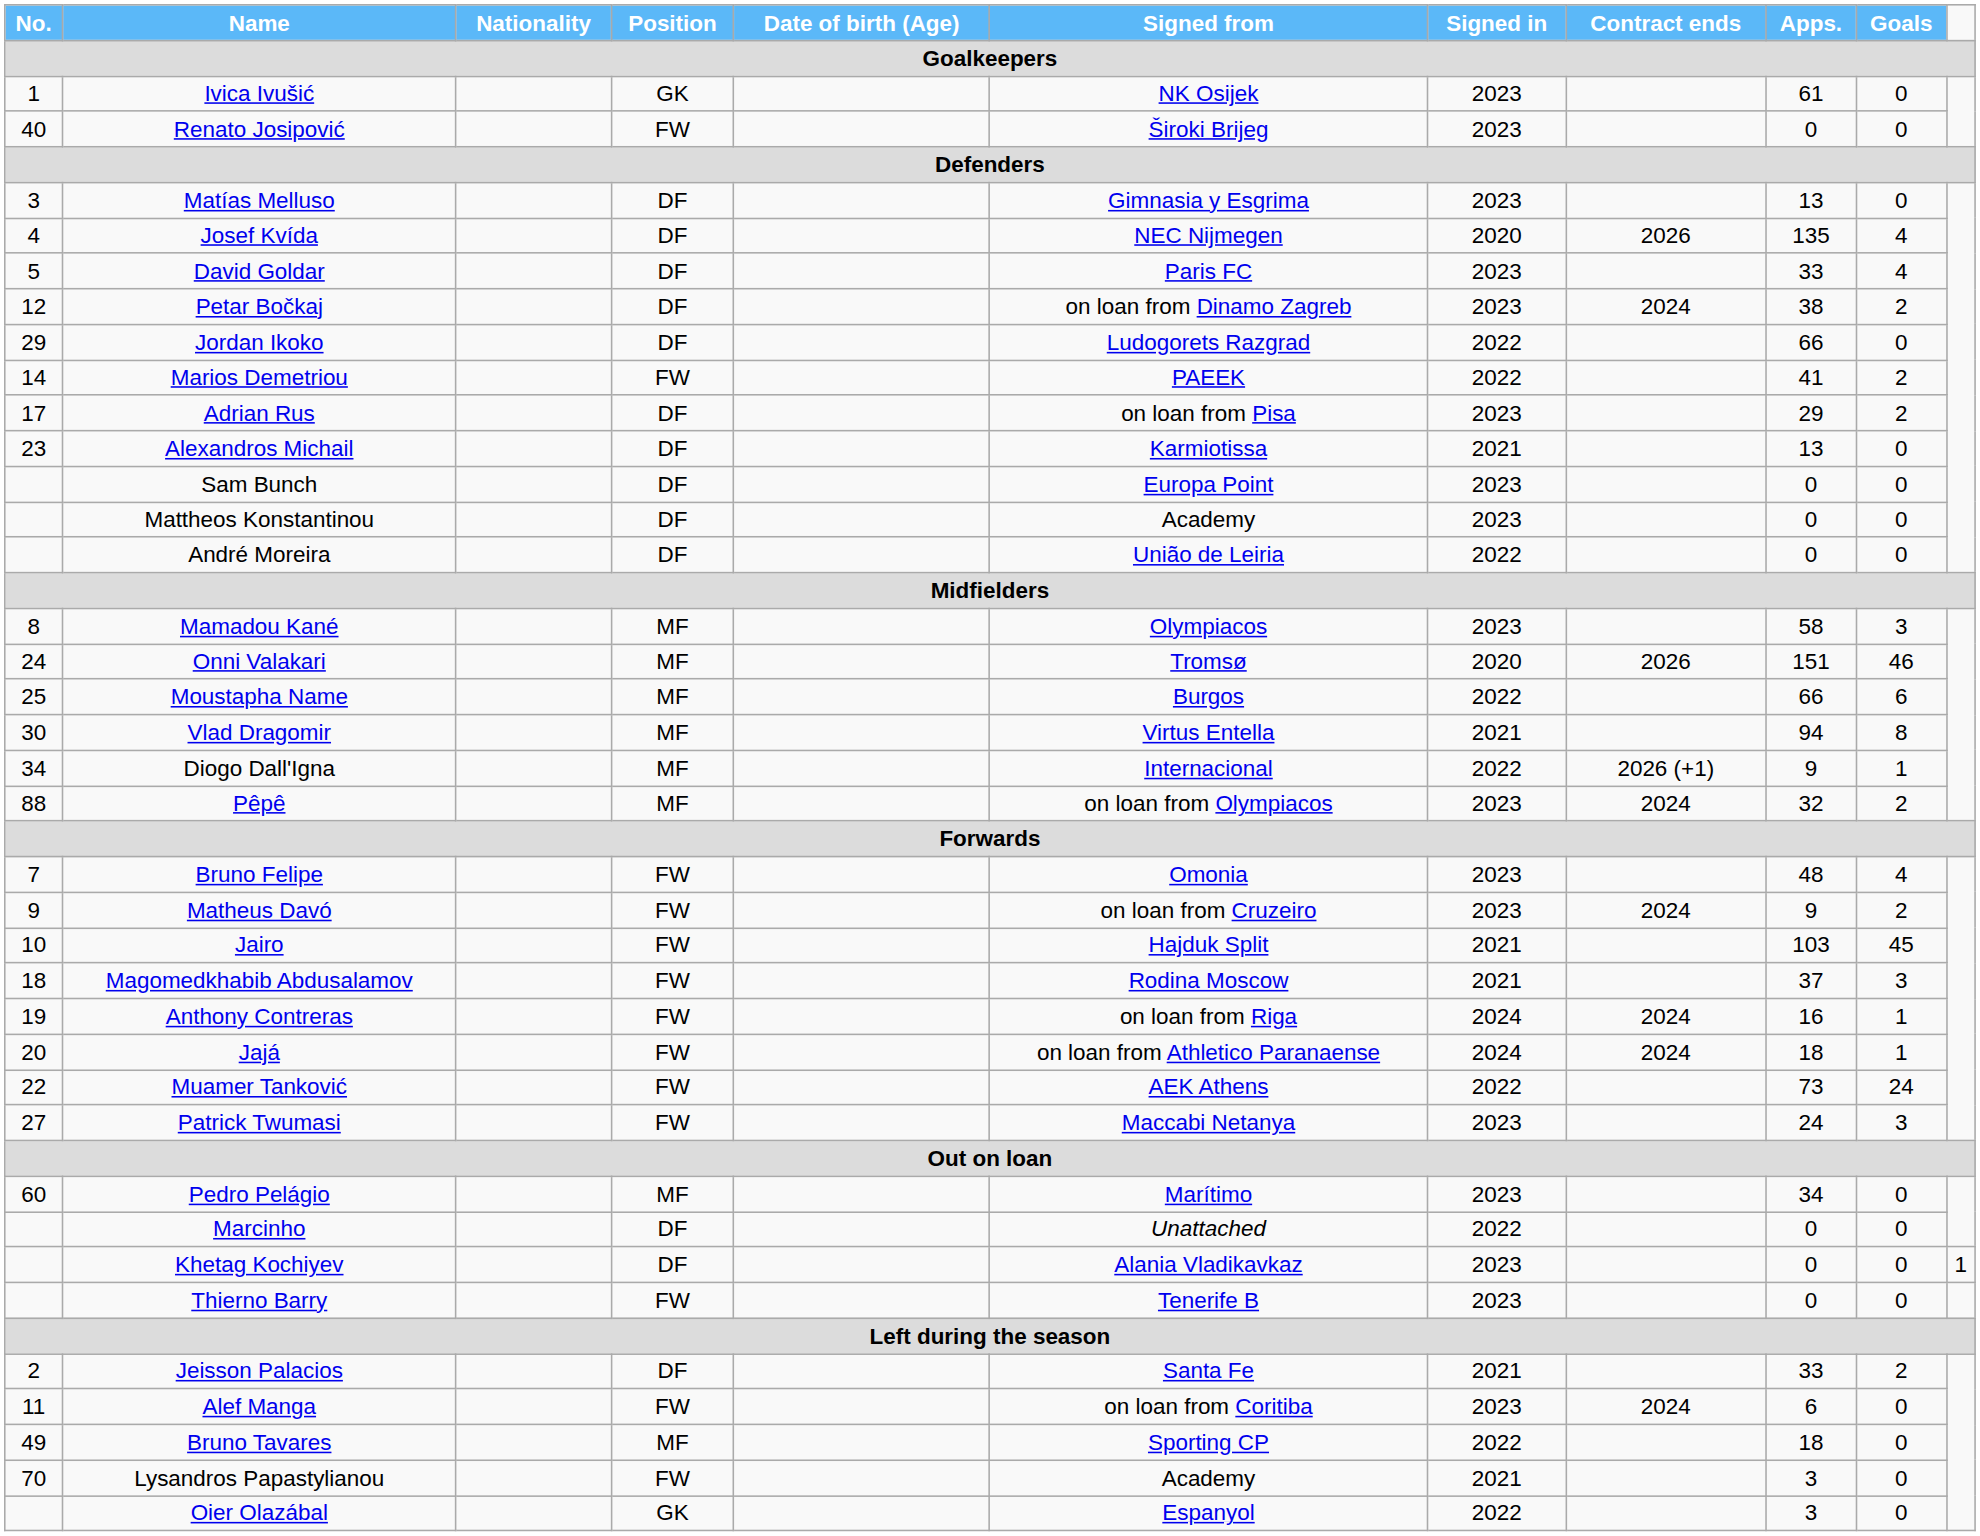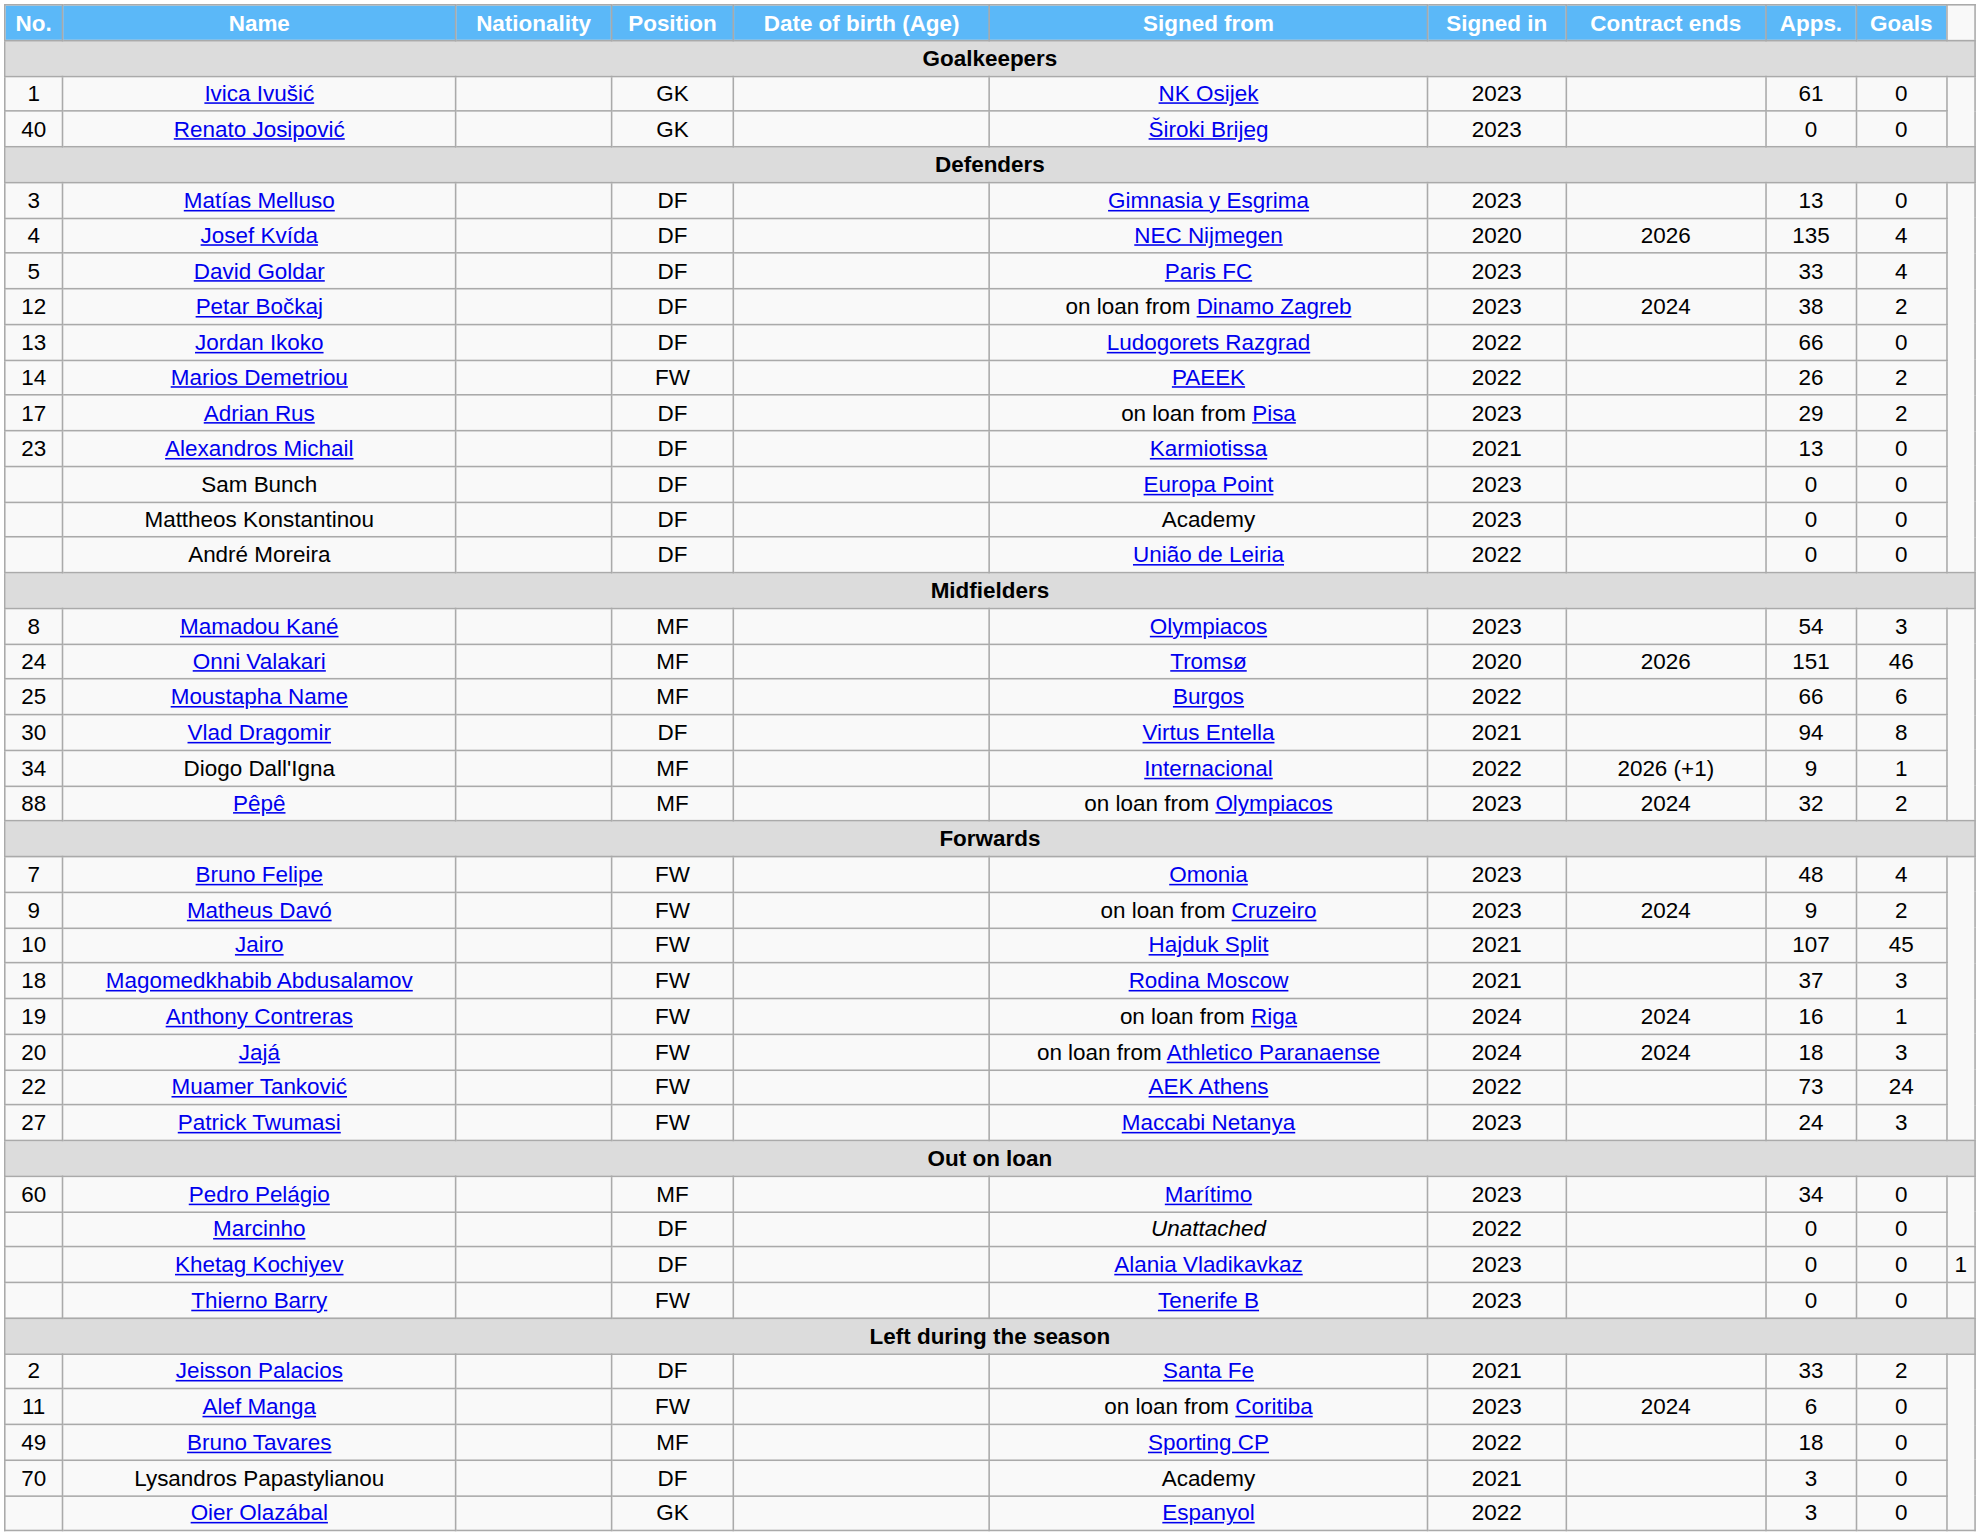(672, 129) FW -> (672, 129) GK
(34, 342) 29 -> (34, 342) 13
(1811, 378) 41 -> (1811, 378) 26
(1811, 626) 58 -> (1811, 626) 54
(672, 733) MF -> (672, 733) DF
(1811, 946) 103 -> (1811, 946) 107
(1901, 1052) 1 -> (1901, 1052) 3
(672, 1478) FW -> (672, 1478) DF
